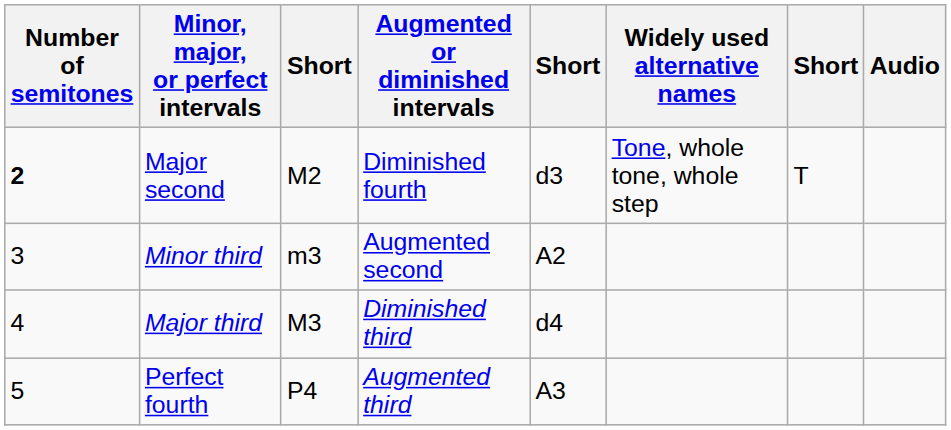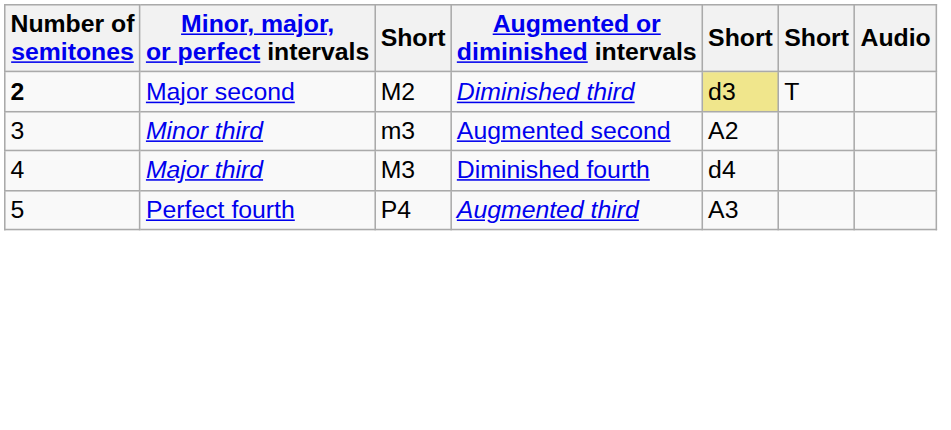- column: (697, 66)
(425, 175) Diminished fourth -> (546, 91) Diminished third
(549, 175) no background -> (722, 91) khaki background
(425, 323) Diminished third -> (553, 170) Diminished fourth
